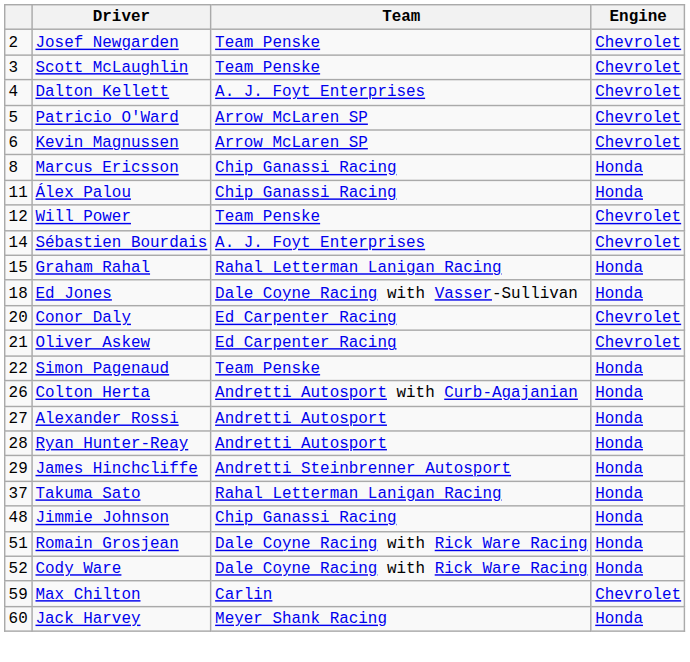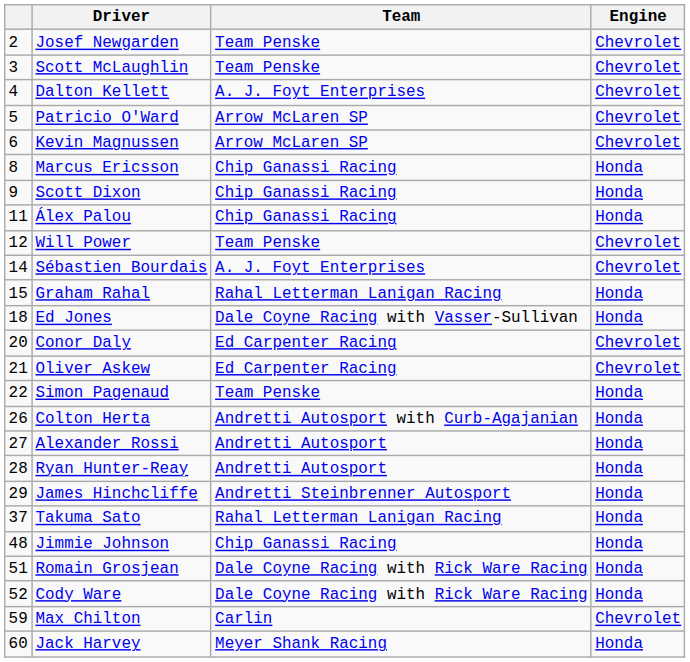+ row: (88, 193)
